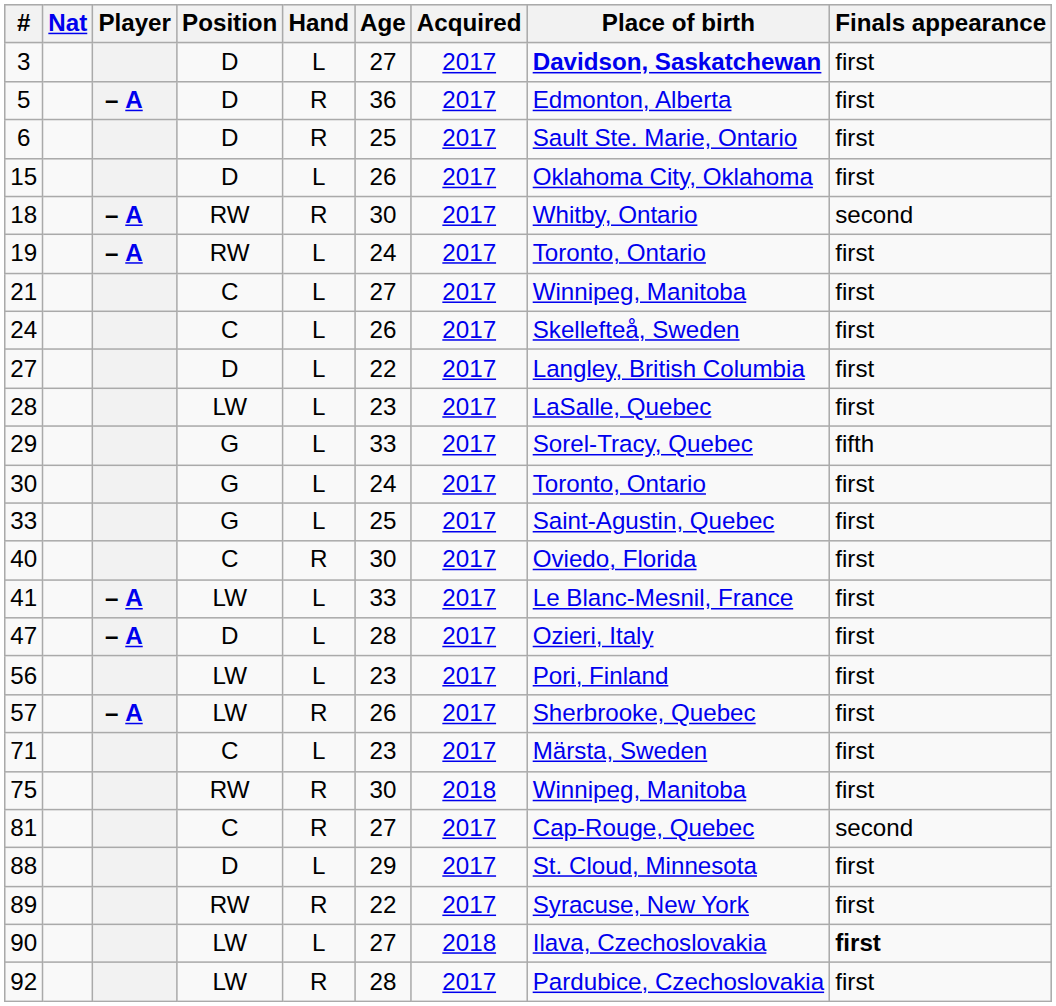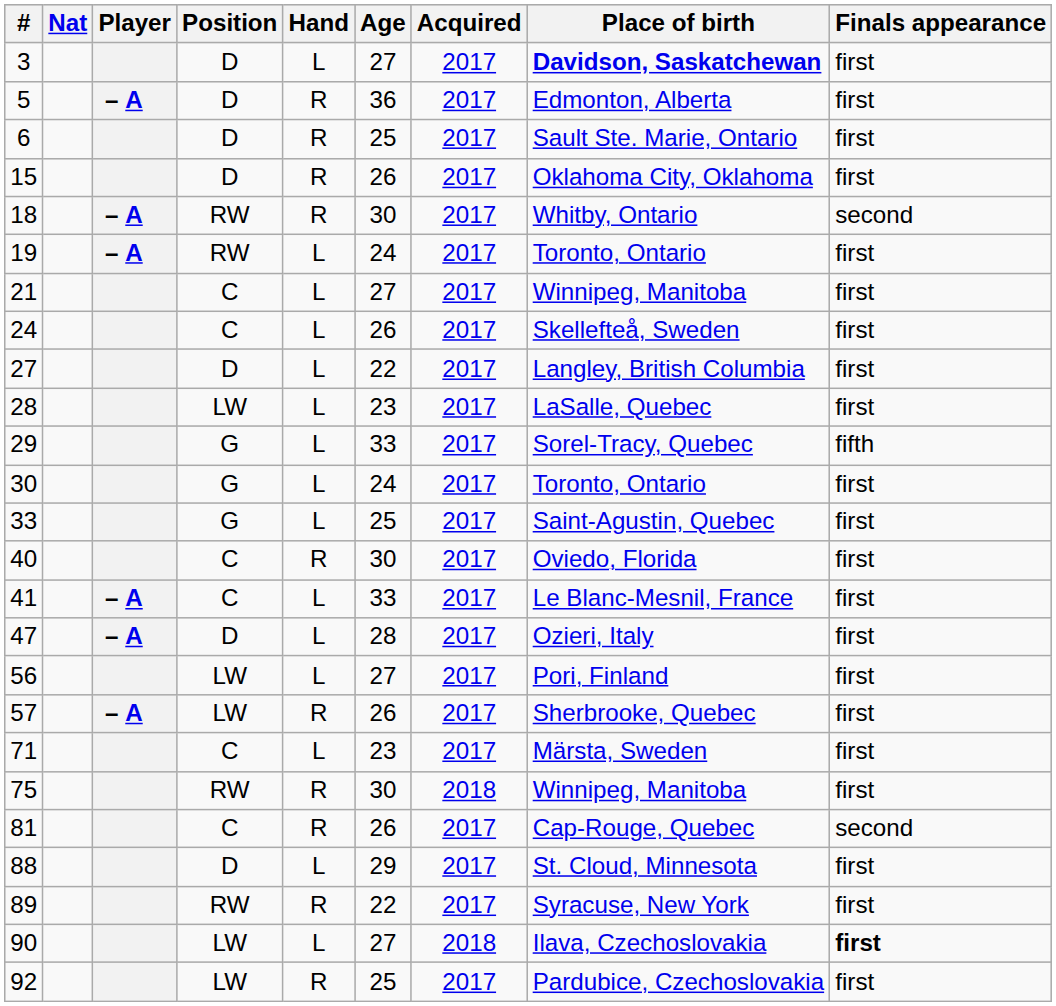(319, 176) L -> (319, 176) R
(230, 598) LW -> (230, 598) C
(383, 675) 23 -> (383, 675) 27
(383, 828) 27 -> (383, 828) 26
(383, 981) 28 -> (383, 981) 25
